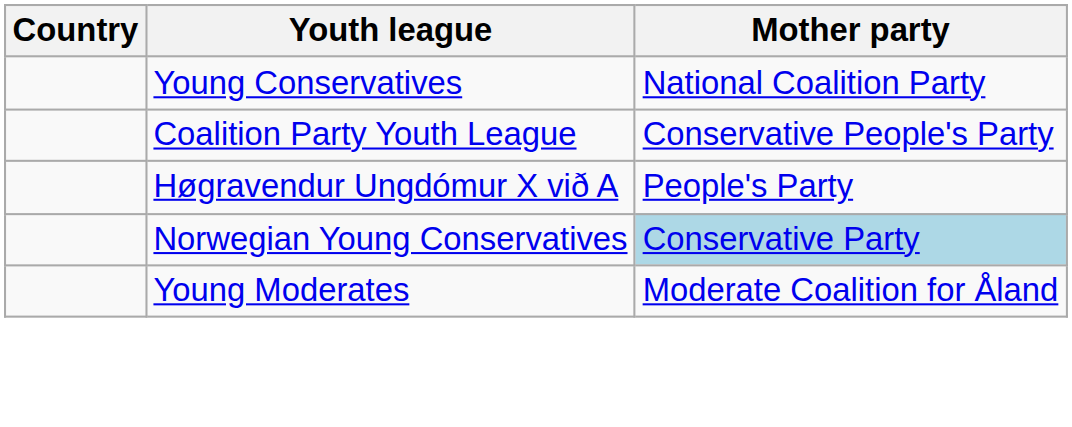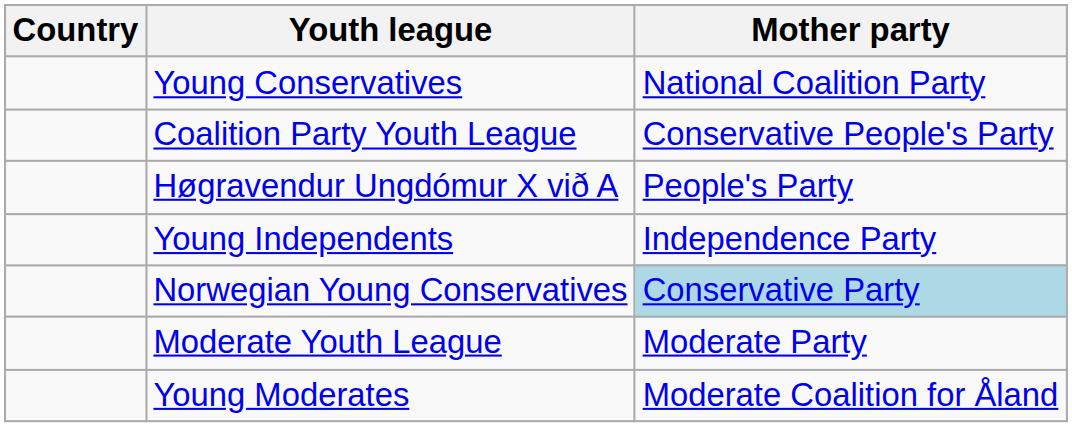+ row: (303, 238)
+ row: (328, 342)
